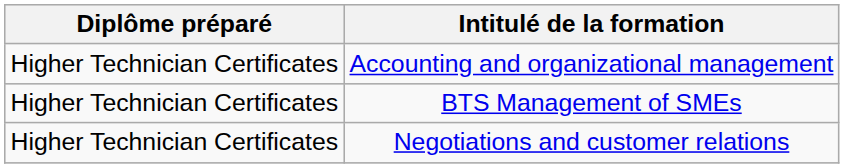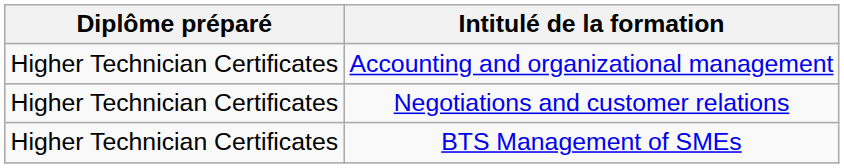rows swapped: (591, 142) <-> (591, 102)
